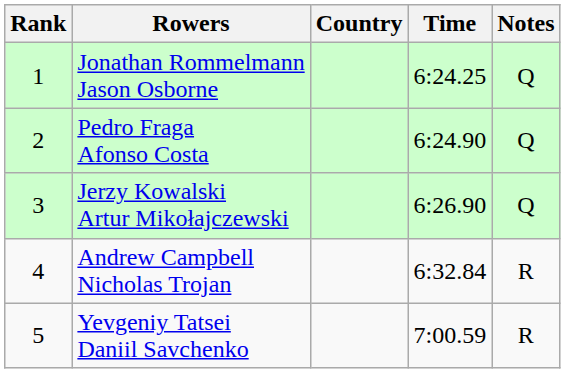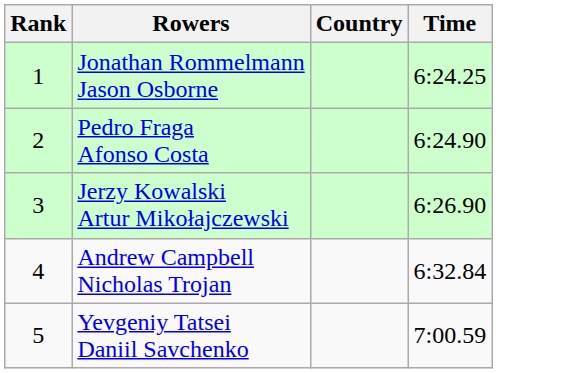- column: (526, 23)
